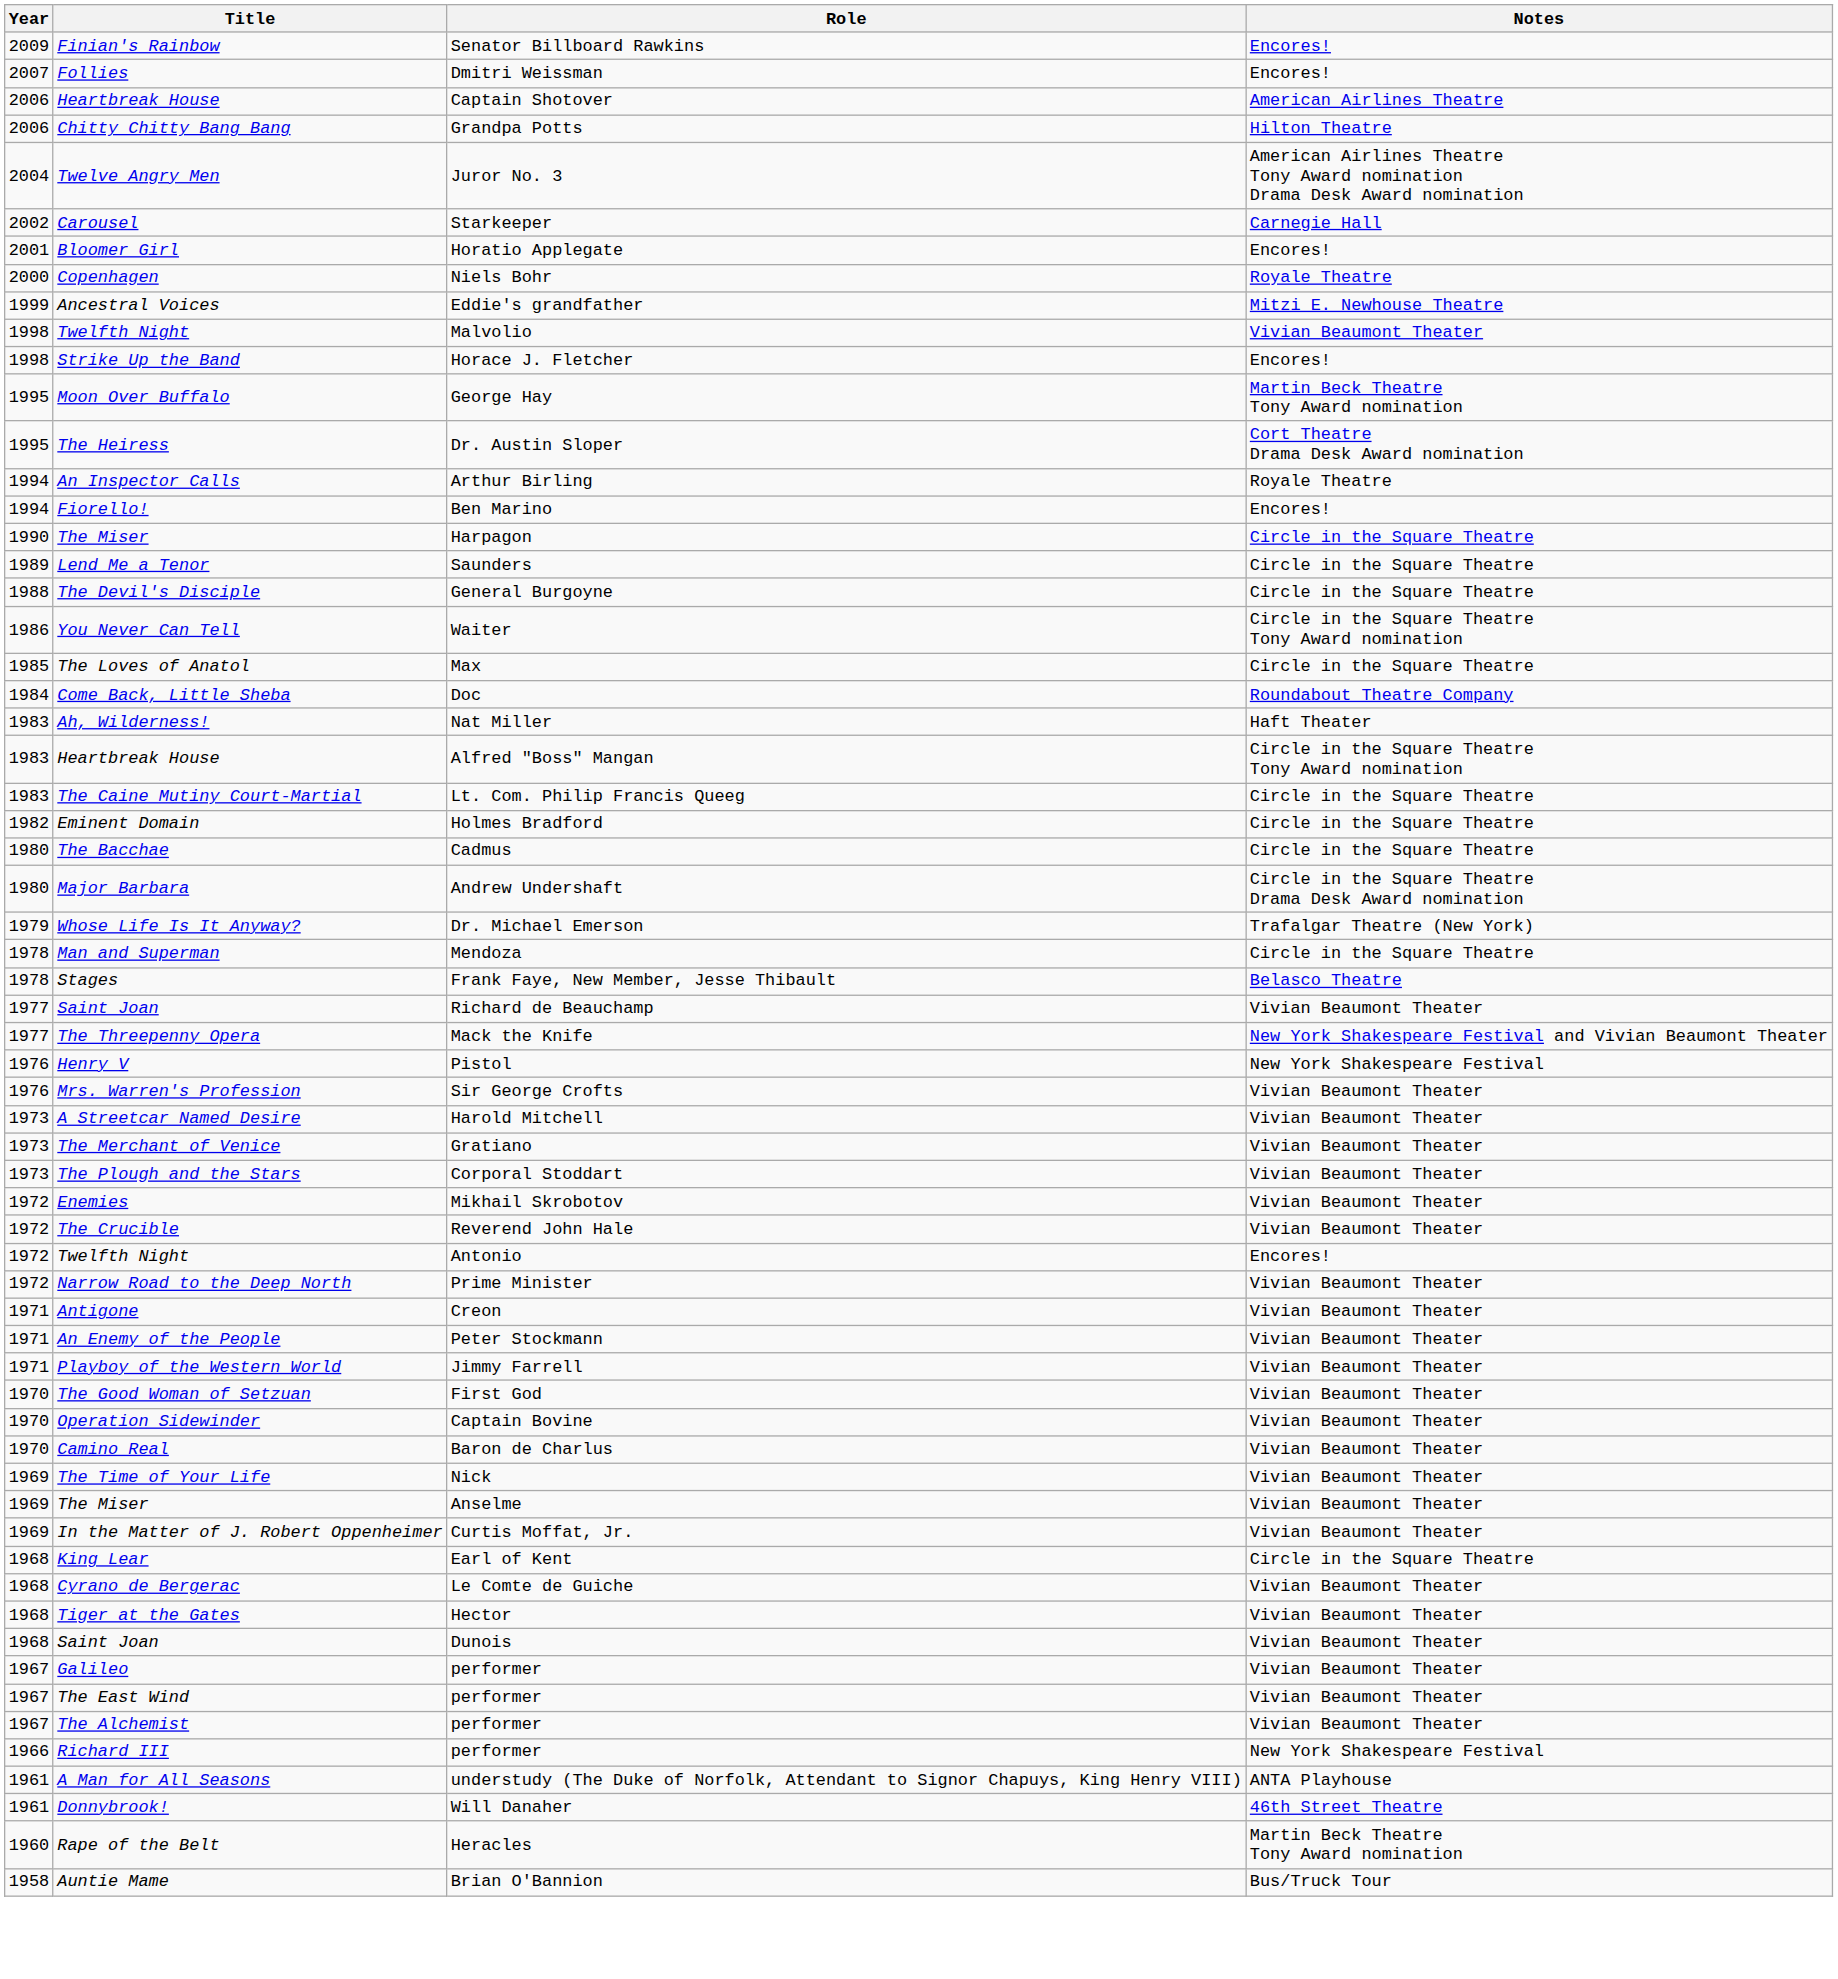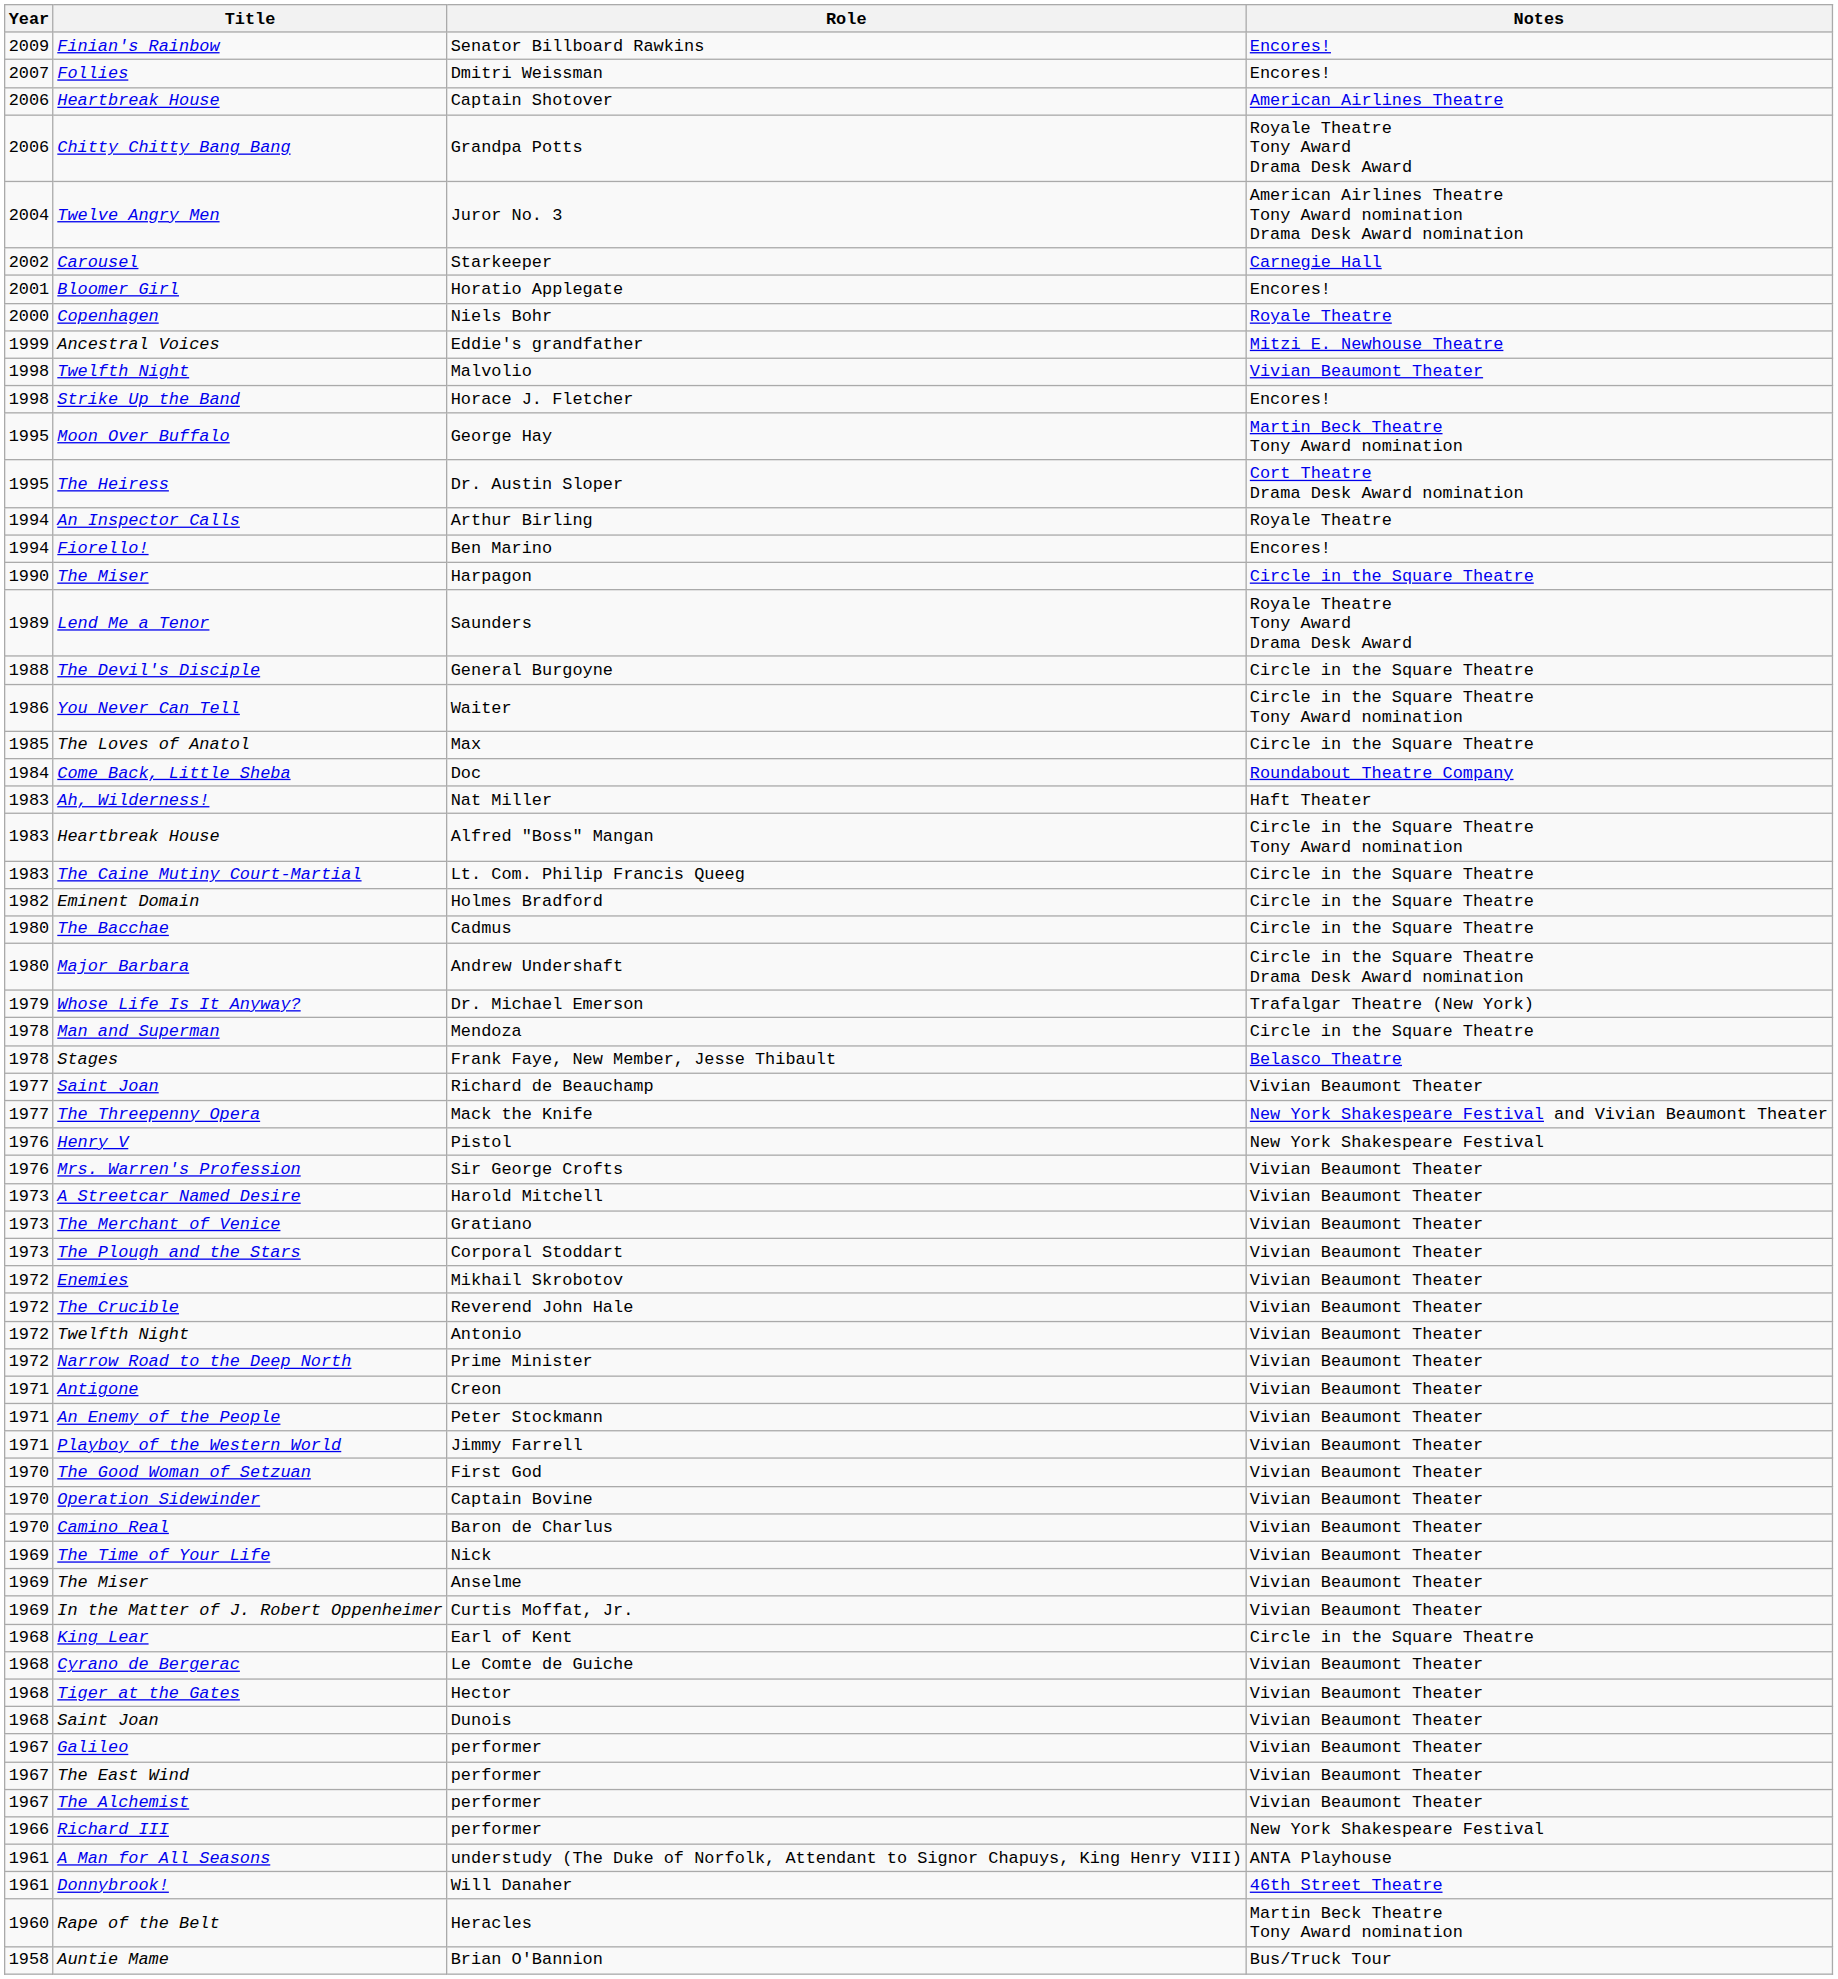(1321, 129) Hilton Theatre -> (1331, 148) Royale Theatre Tony Award Drama Desk Award
(1392, 565) Circle in the Square Theatre -> (1331, 623) Royale Theatre Tony Award Drama Desk Award
(1290, 1257) Encores! -> (1366, 1335) Vivian Beaumont Theater
